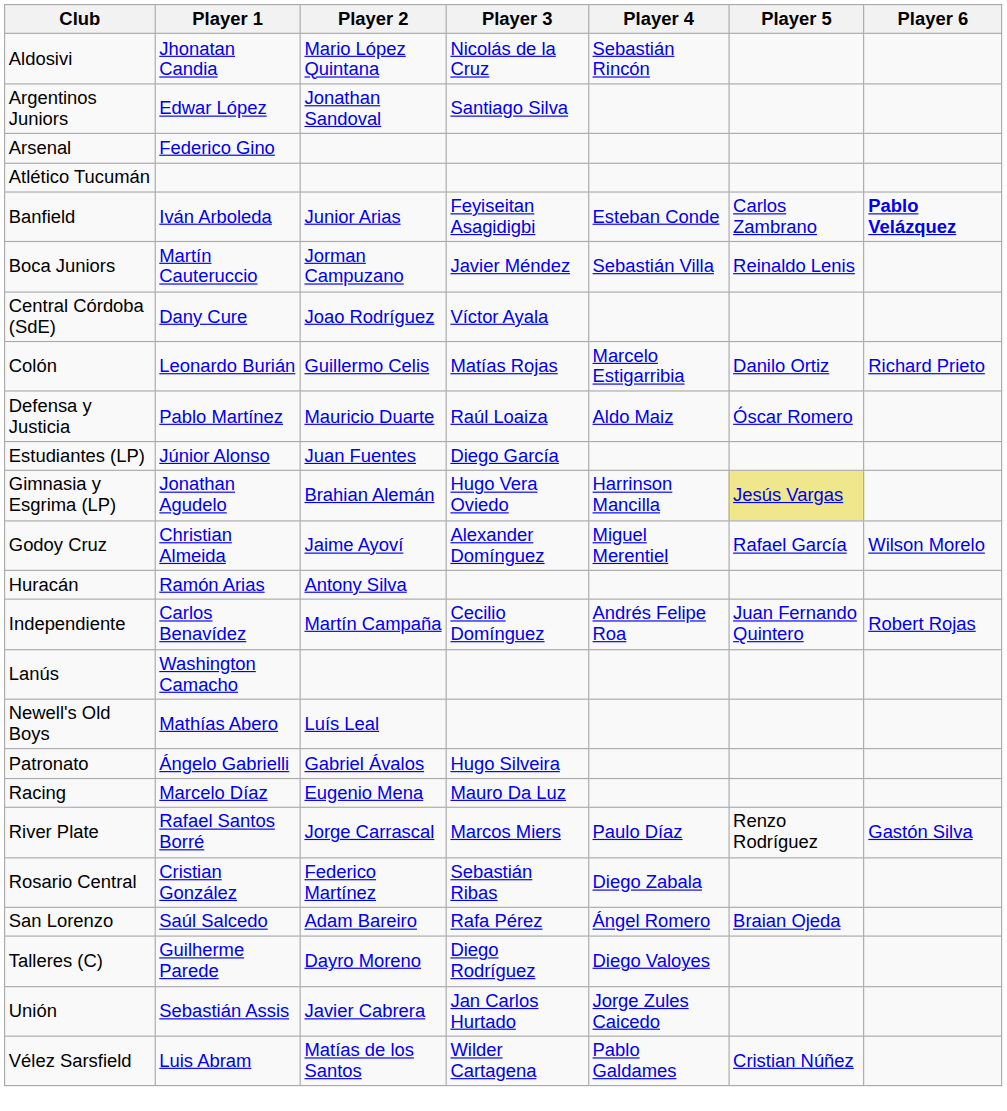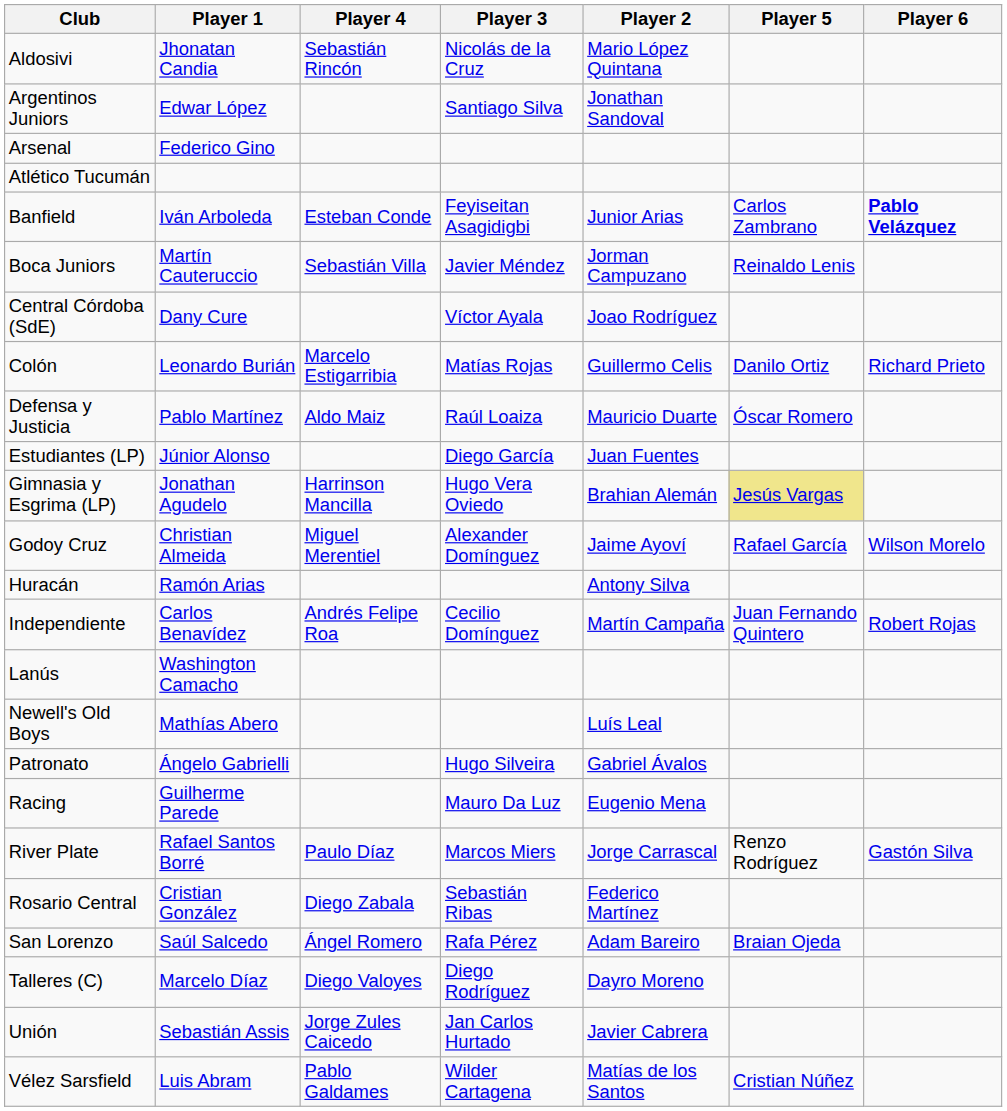columns swapped: (373, 19) <-> (659, 19)
(213, 792) Marcelo Díaz -> (202, 803) Guilherme Parede
(202, 961) Guilherme Parede -> (213, 981) Marcelo Díaz
